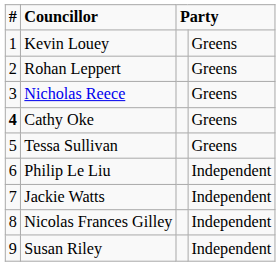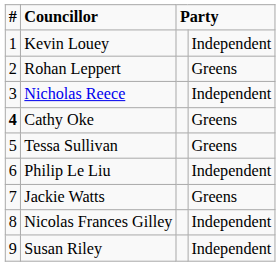(214, 43) Greens -> (231, 43) Independent
(214, 94) Greens -> (231, 94) Independent
(231, 196) Independent -> (214, 196) Greens
